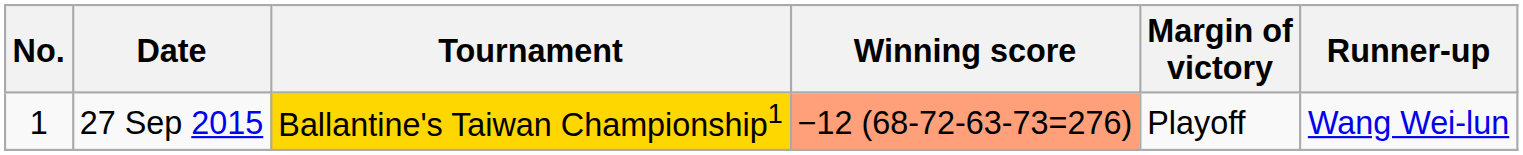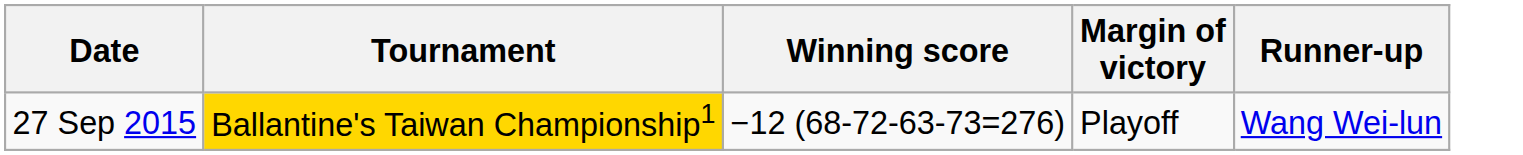- column: (39, 49)
(965, 122) lightsalmon background -> (898, 122) no background
